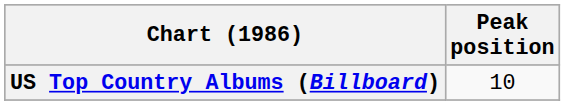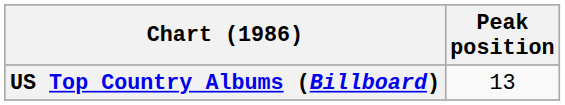(502, 83) 10 -> (502, 83) 13
